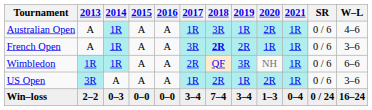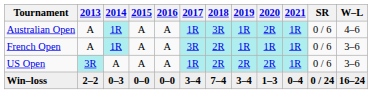(218, 46) bold -> (218, 46) normal
(244, 46) 2R -> (244, 46) 1R
- row: (31, 63)
(244, 79) 1R -> (244, 63) 2R
